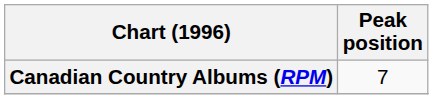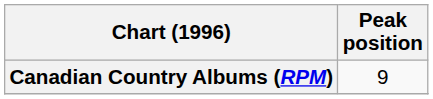(383, 76) 7 -> (383, 76) 9
